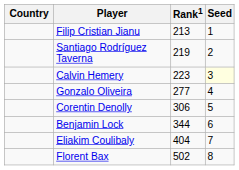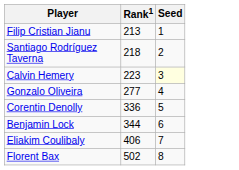- column: (29, 13)
(181, 53) 219 -> (132, 53) 218
(181, 108) 306 -> (132, 108) 336
(181, 140) 404 -> (132, 140) 406
